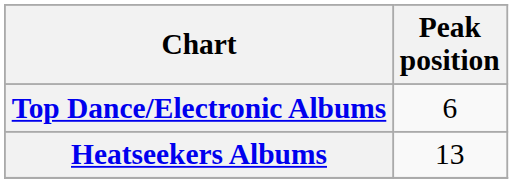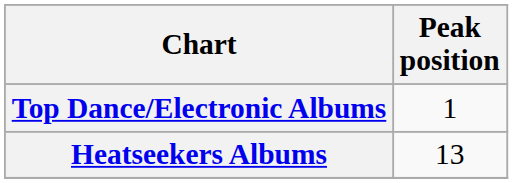(450, 107) 6 -> (450, 107) 1
